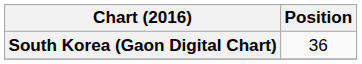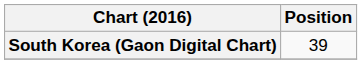(318, 45) 36 -> (318, 45) 39
